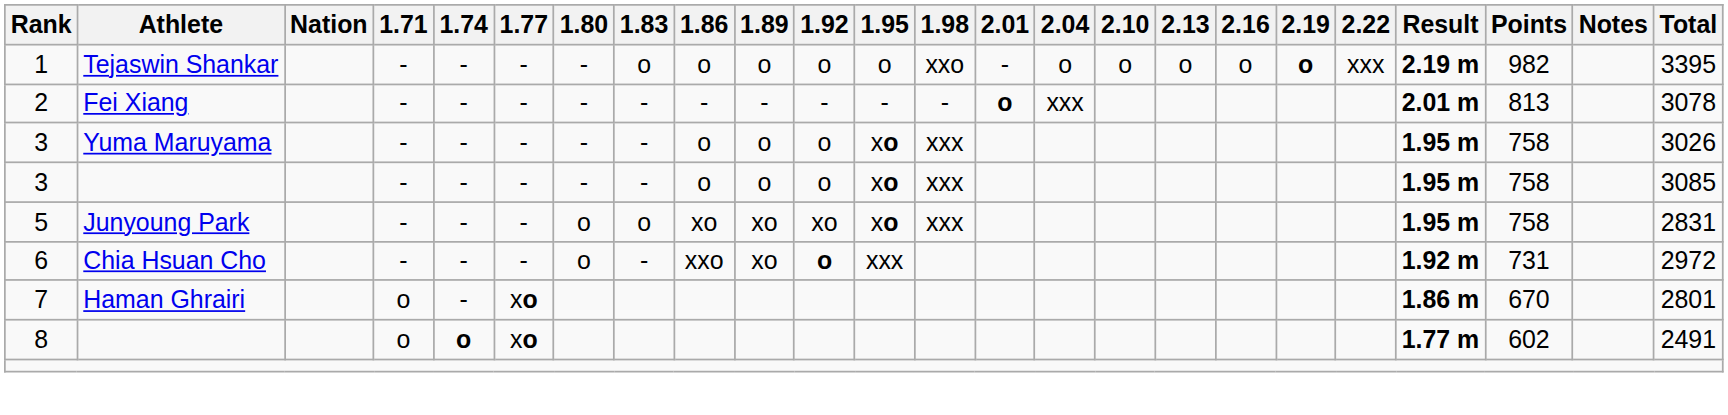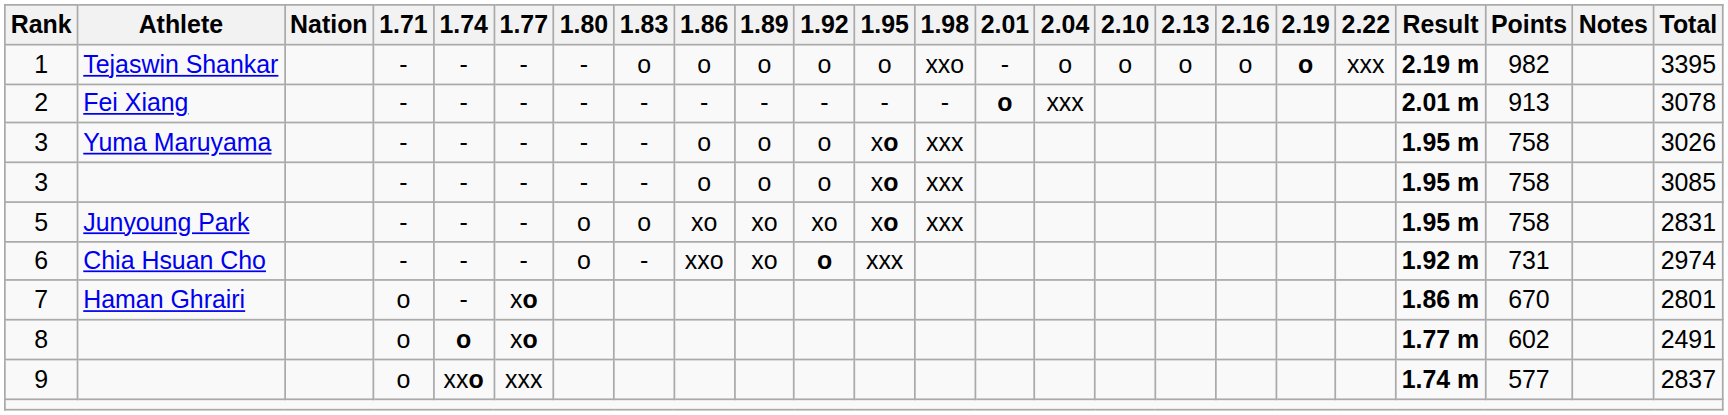(1529, 104) 813 -> (1529, 104) 913
(1688, 261) 2972 -> (1688, 261) 2974
+ row: (41, 379)
